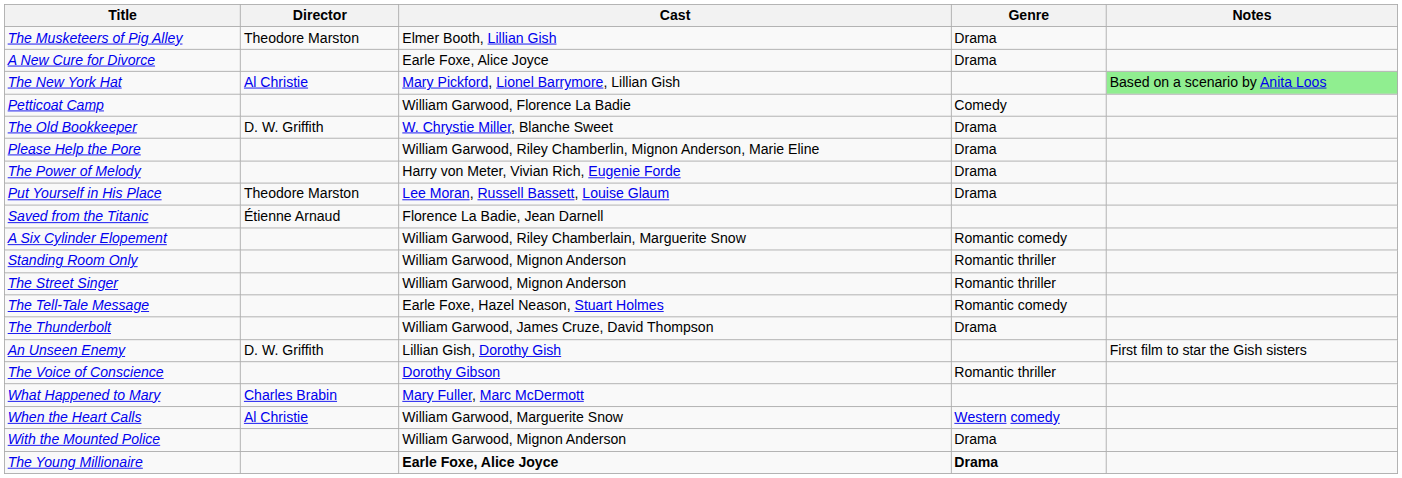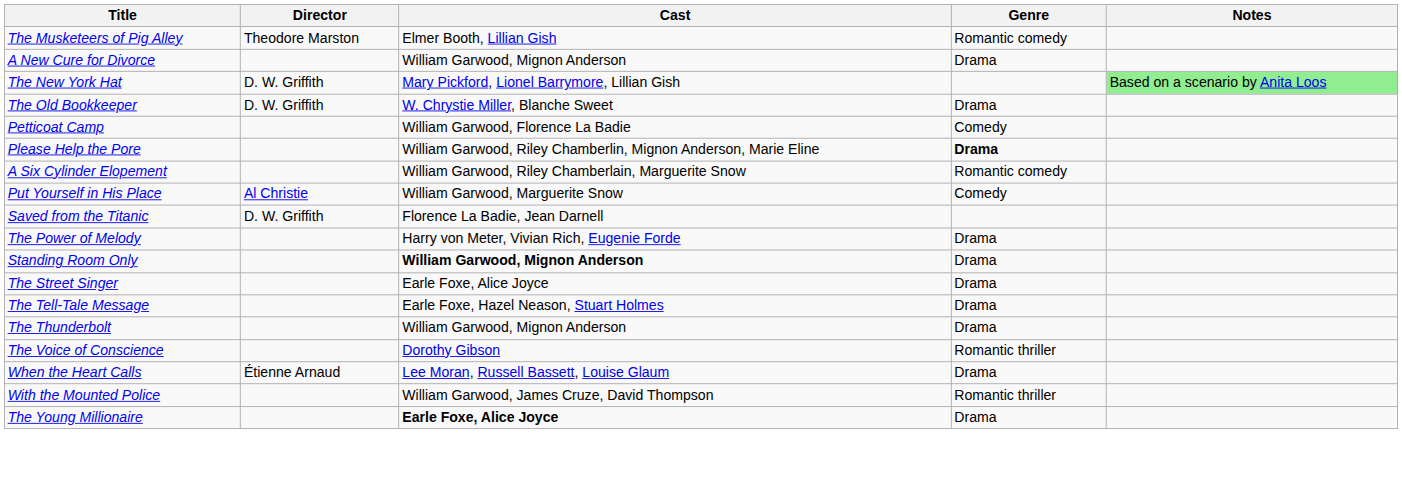(975, 37) Drama -> (1011, 37) Romantic comedy
(475, 60) Earle Foxe, Alice Joyce -> (514, 60) William Garwood, Mignon Anderson
(276, 82) Al Christie -> (284, 82) D. W. Griffith
rows swapped: (72, 127) <-> (56, 104)
(975, 149) normal -> (976, 149) bold
rows swapped: (74, 171) <-> (87, 238)
(301, 194) Theodore Marston -> (276, 194) Al Christie
(536, 194) Lee Moran, Russell Bassett, Louise Glaum -> (513, 194) William Garwood, Marguerite Snow
(975, 194) Drama -> (981, 194) Comedy
(292, 216) Étienne Arnaud -> (284, 216) D. W. Griffith
(514, 261) normal -> (523, 261) bold
(1005, 261) Romantic thriller -> (975, 261) Drama
(514, 283) William Garwood, Mignon Anderson -> (475, 283) Earle Foxe, Alice Joyce
(1005, 283) Romantic thriller -> (975, 283) Drama
(1011, 305) Romantic comedy -> (975, 305) Drama
(558, 328) William Garwood, James Cruze, David Thompson -> (514, 328) William Garwood, Mignon Anderson
- row: (66, 350)
- row: (84, 395)
(276, 417) Al Christie -> (292, 372) Étienne Arnaud
(513, 417) William Garwood, Marguerite Snow -> (536, 372) Lee Moran, Russell Bassett, Louise Glaum
(1007, 417) Western comedy -> (975, 372) Drama
(514, 439) William Garwood, Mignon Anderson -> (558, 395) William Garwood, James Cruze, David Thompson
(975, 439) Drama -> (1005, 395) Romantic thriller
(976, 462) bold -> (975, 417) normal
